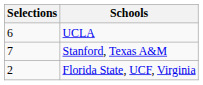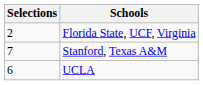rows swapped: (79, 32) <-> (129, 70)
